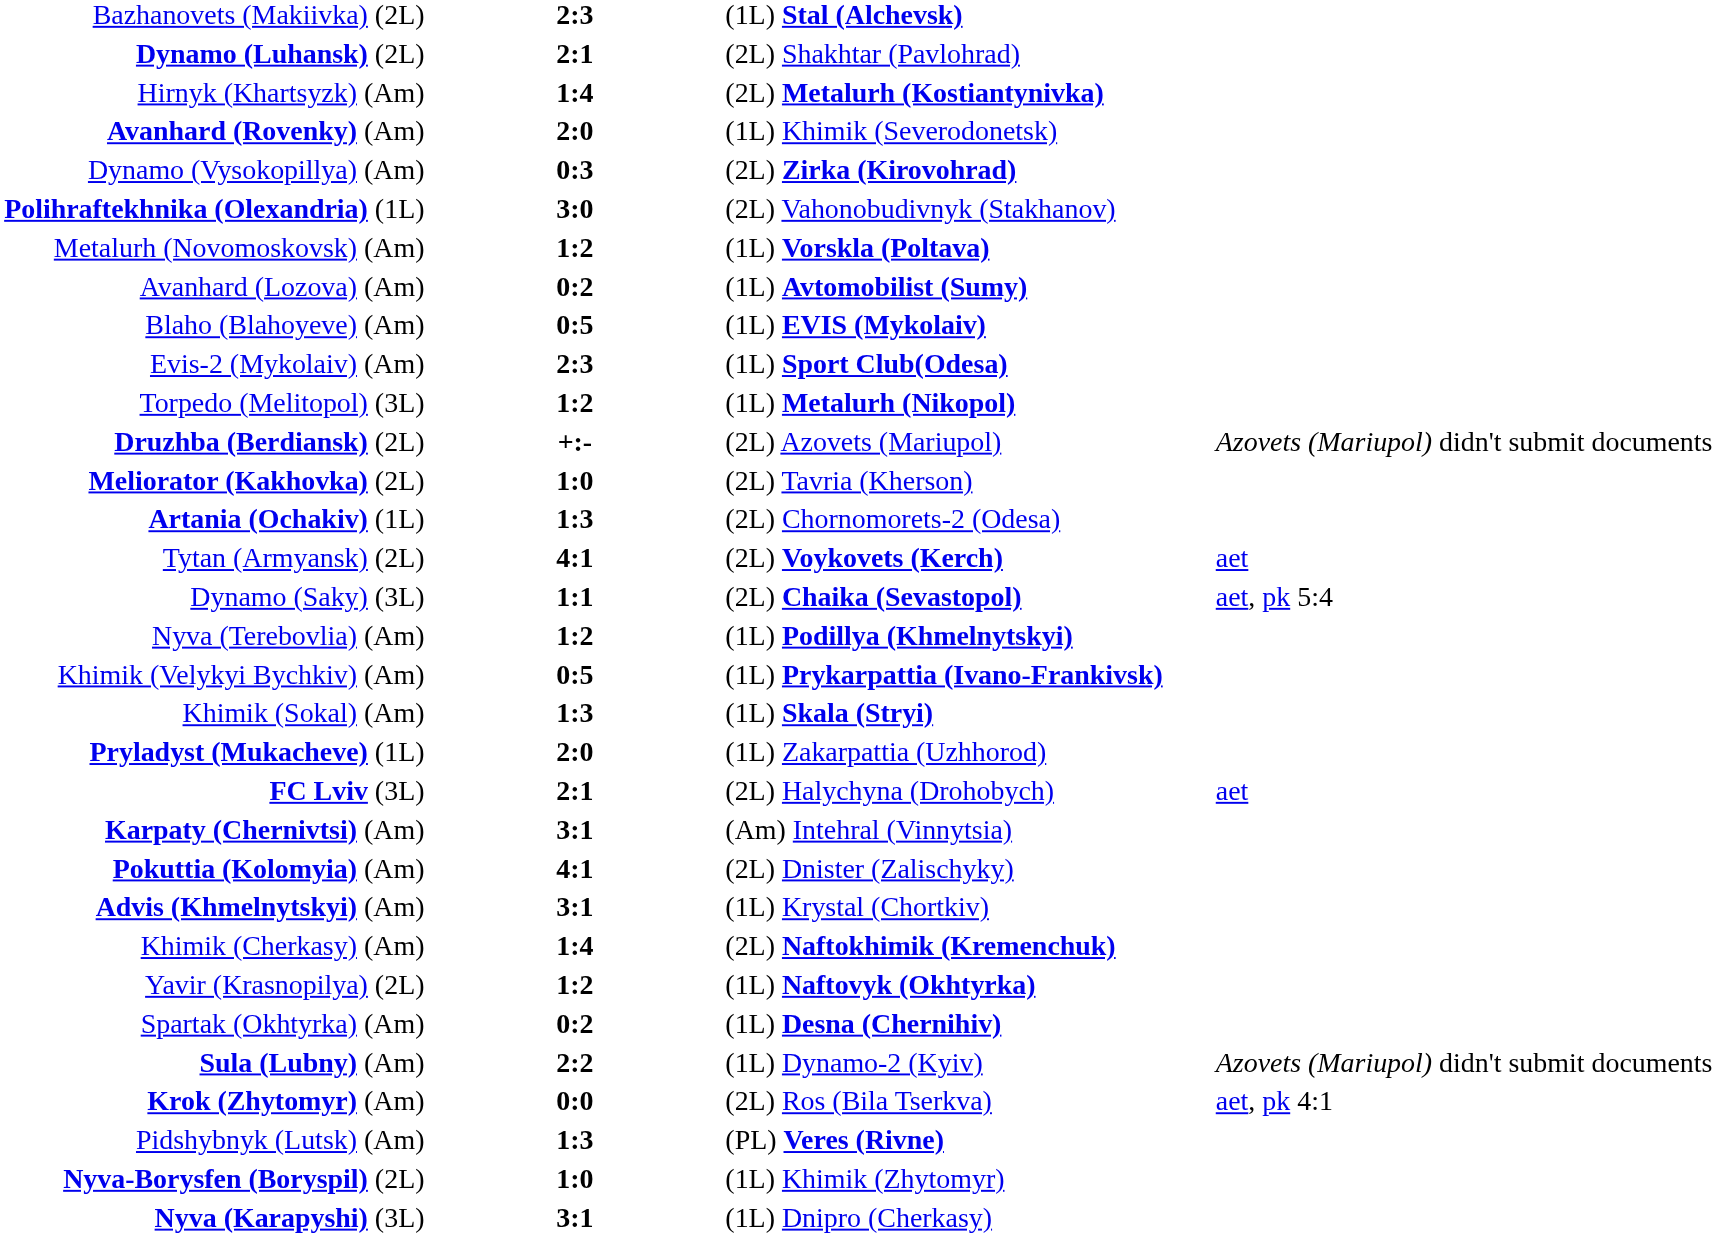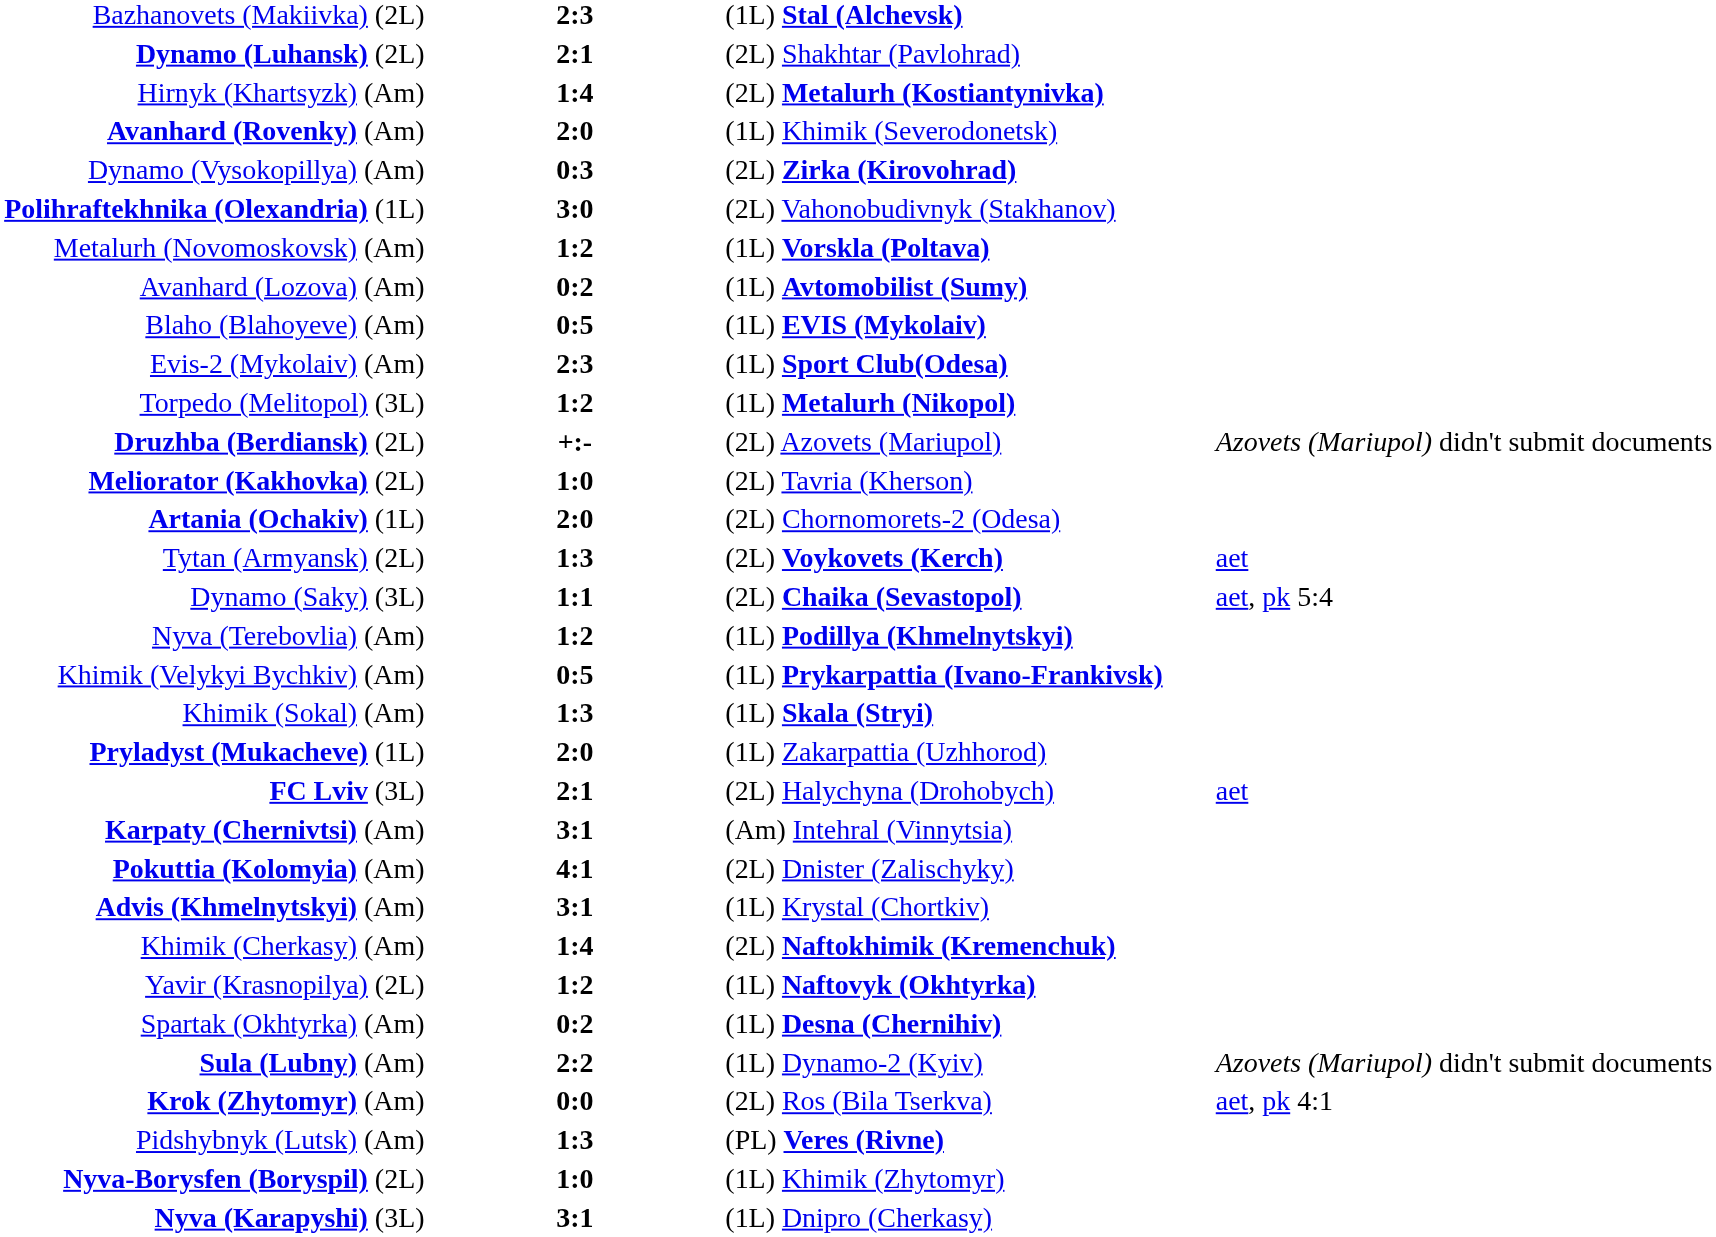(575, 519) 1:3 -> (575, 519) 2:0
(575, 557) 4:1 -> (575, 557) 1:3
